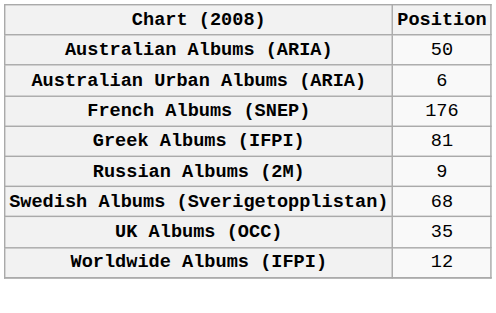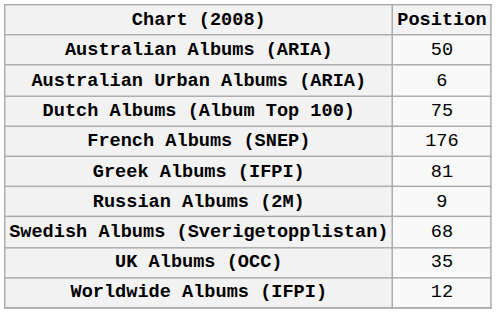+ row: (199, 111)
